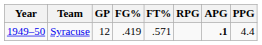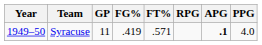(105, 31) 12 -> (105, 31) 11
(248, 31) 4.4 -> (248, 31) 4.0
